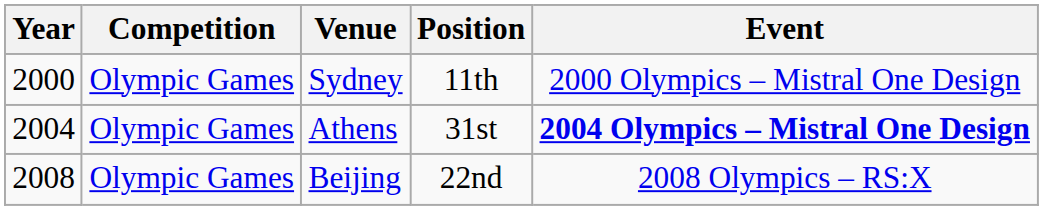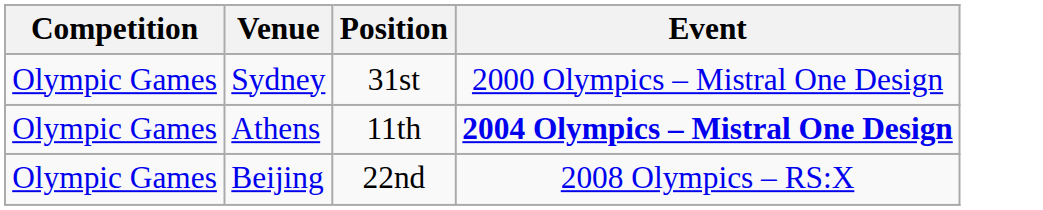- column: (44, 29)
(471, 79) 11th -> (394, 79) 31st
(471, 128) 31st -> (394, 128) 11th
